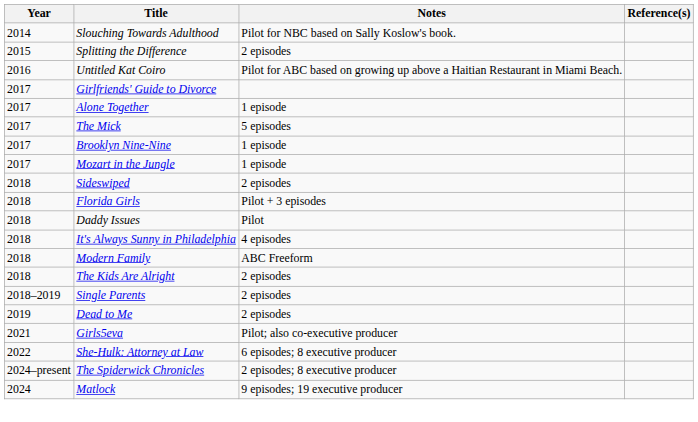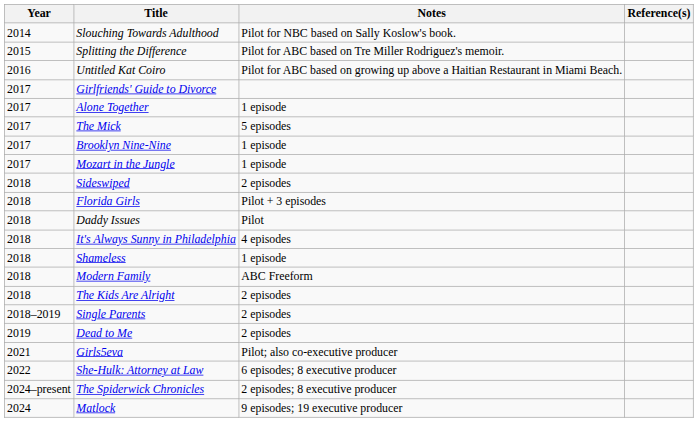(266, 51) 2 episodes -> (373, 51) Pilot for ABC based on Tre Miller Rodriguez's memoir.
+ row: (101, 257)
